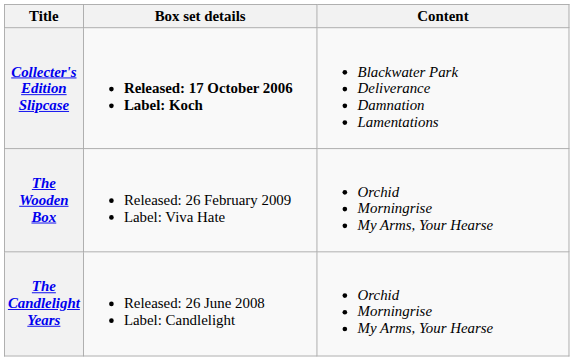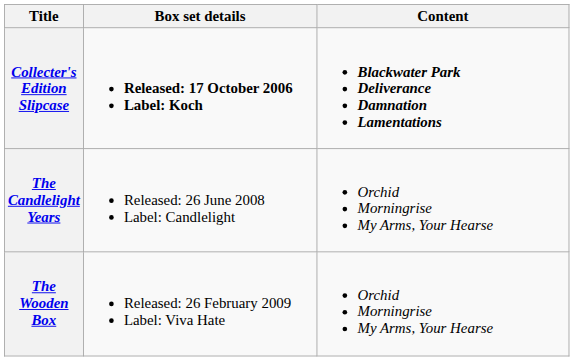(443, 97) normal -> (443, 97) bold
rows swapped: (44, 303) <-> (44, 200)
